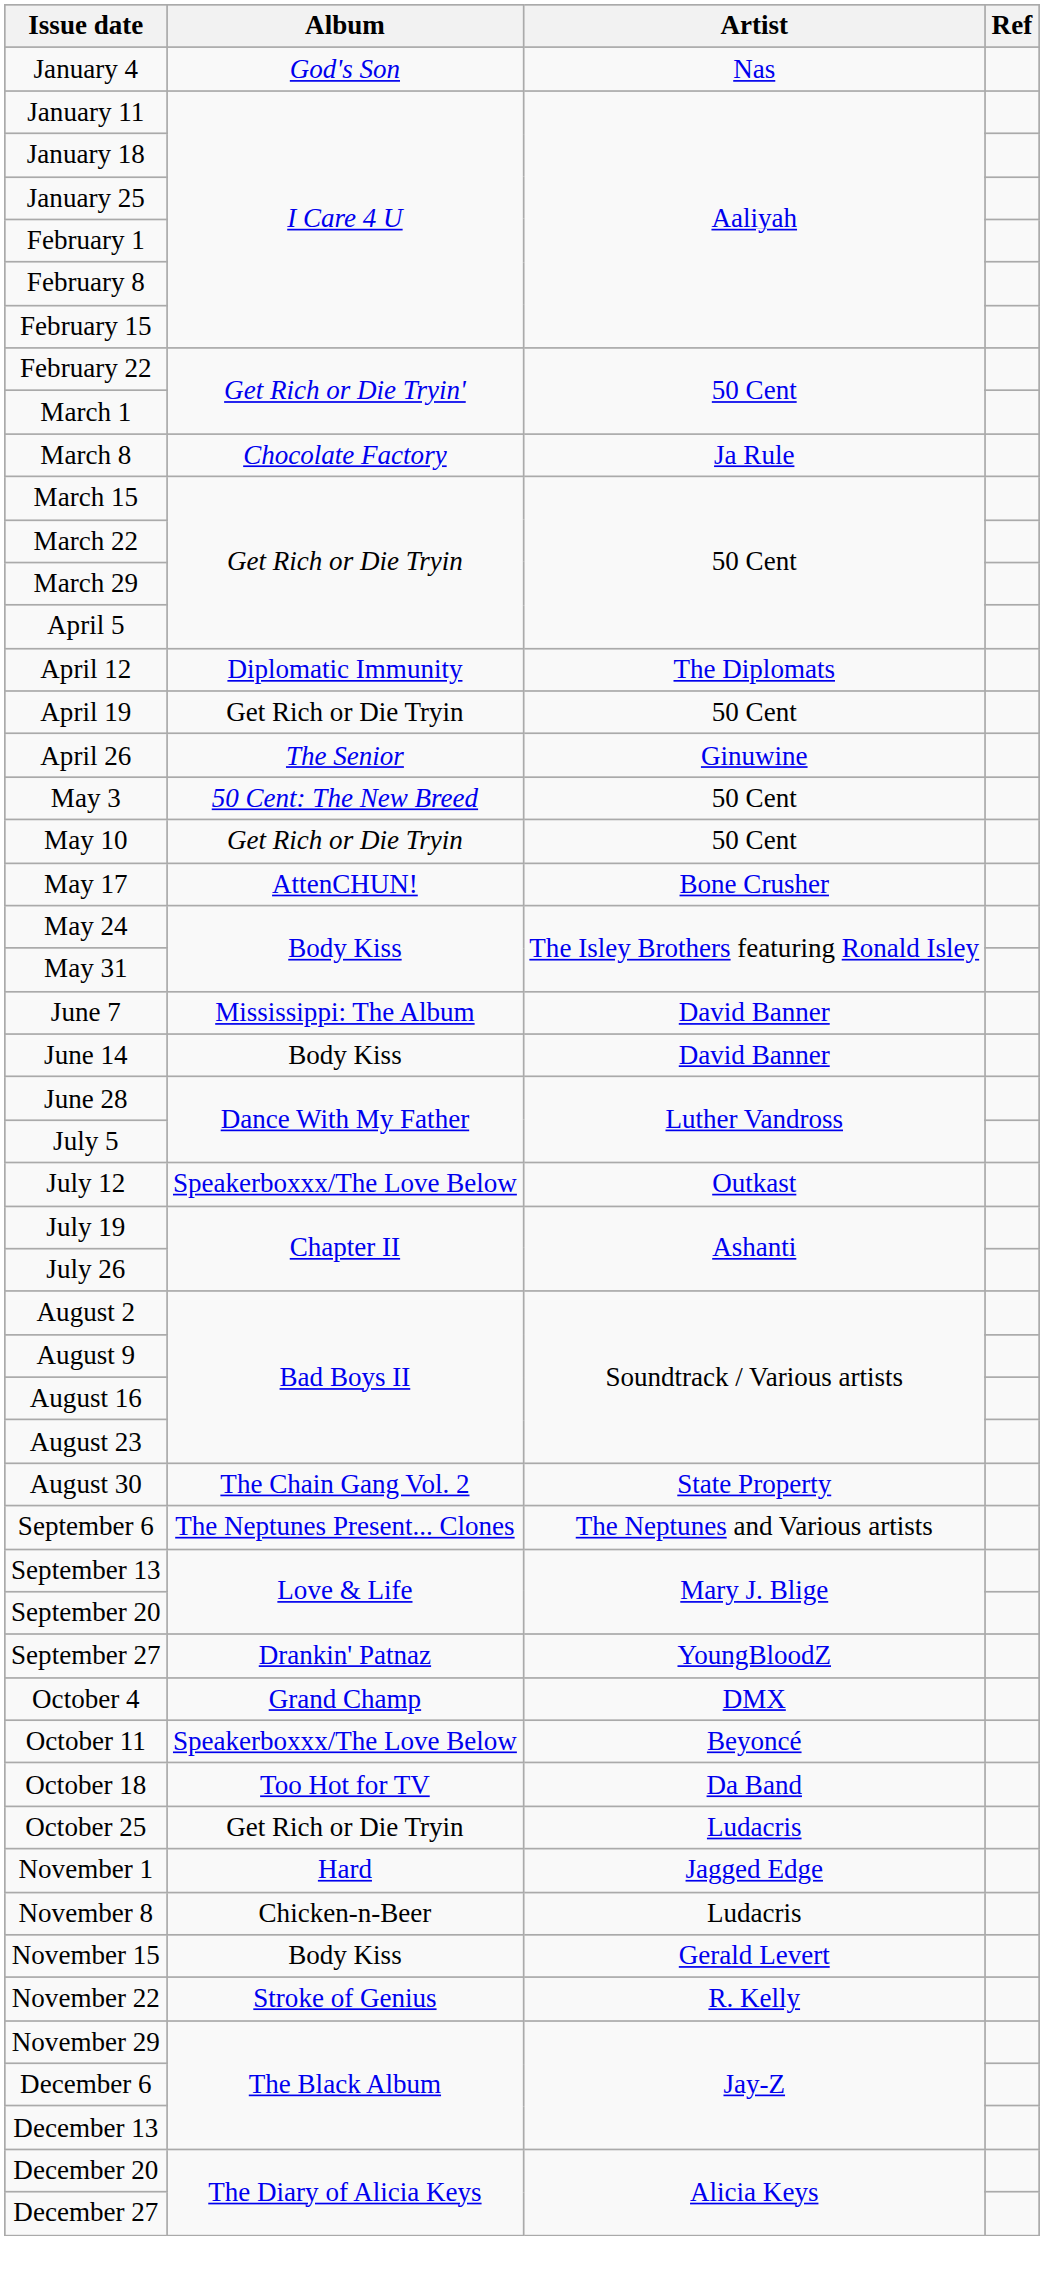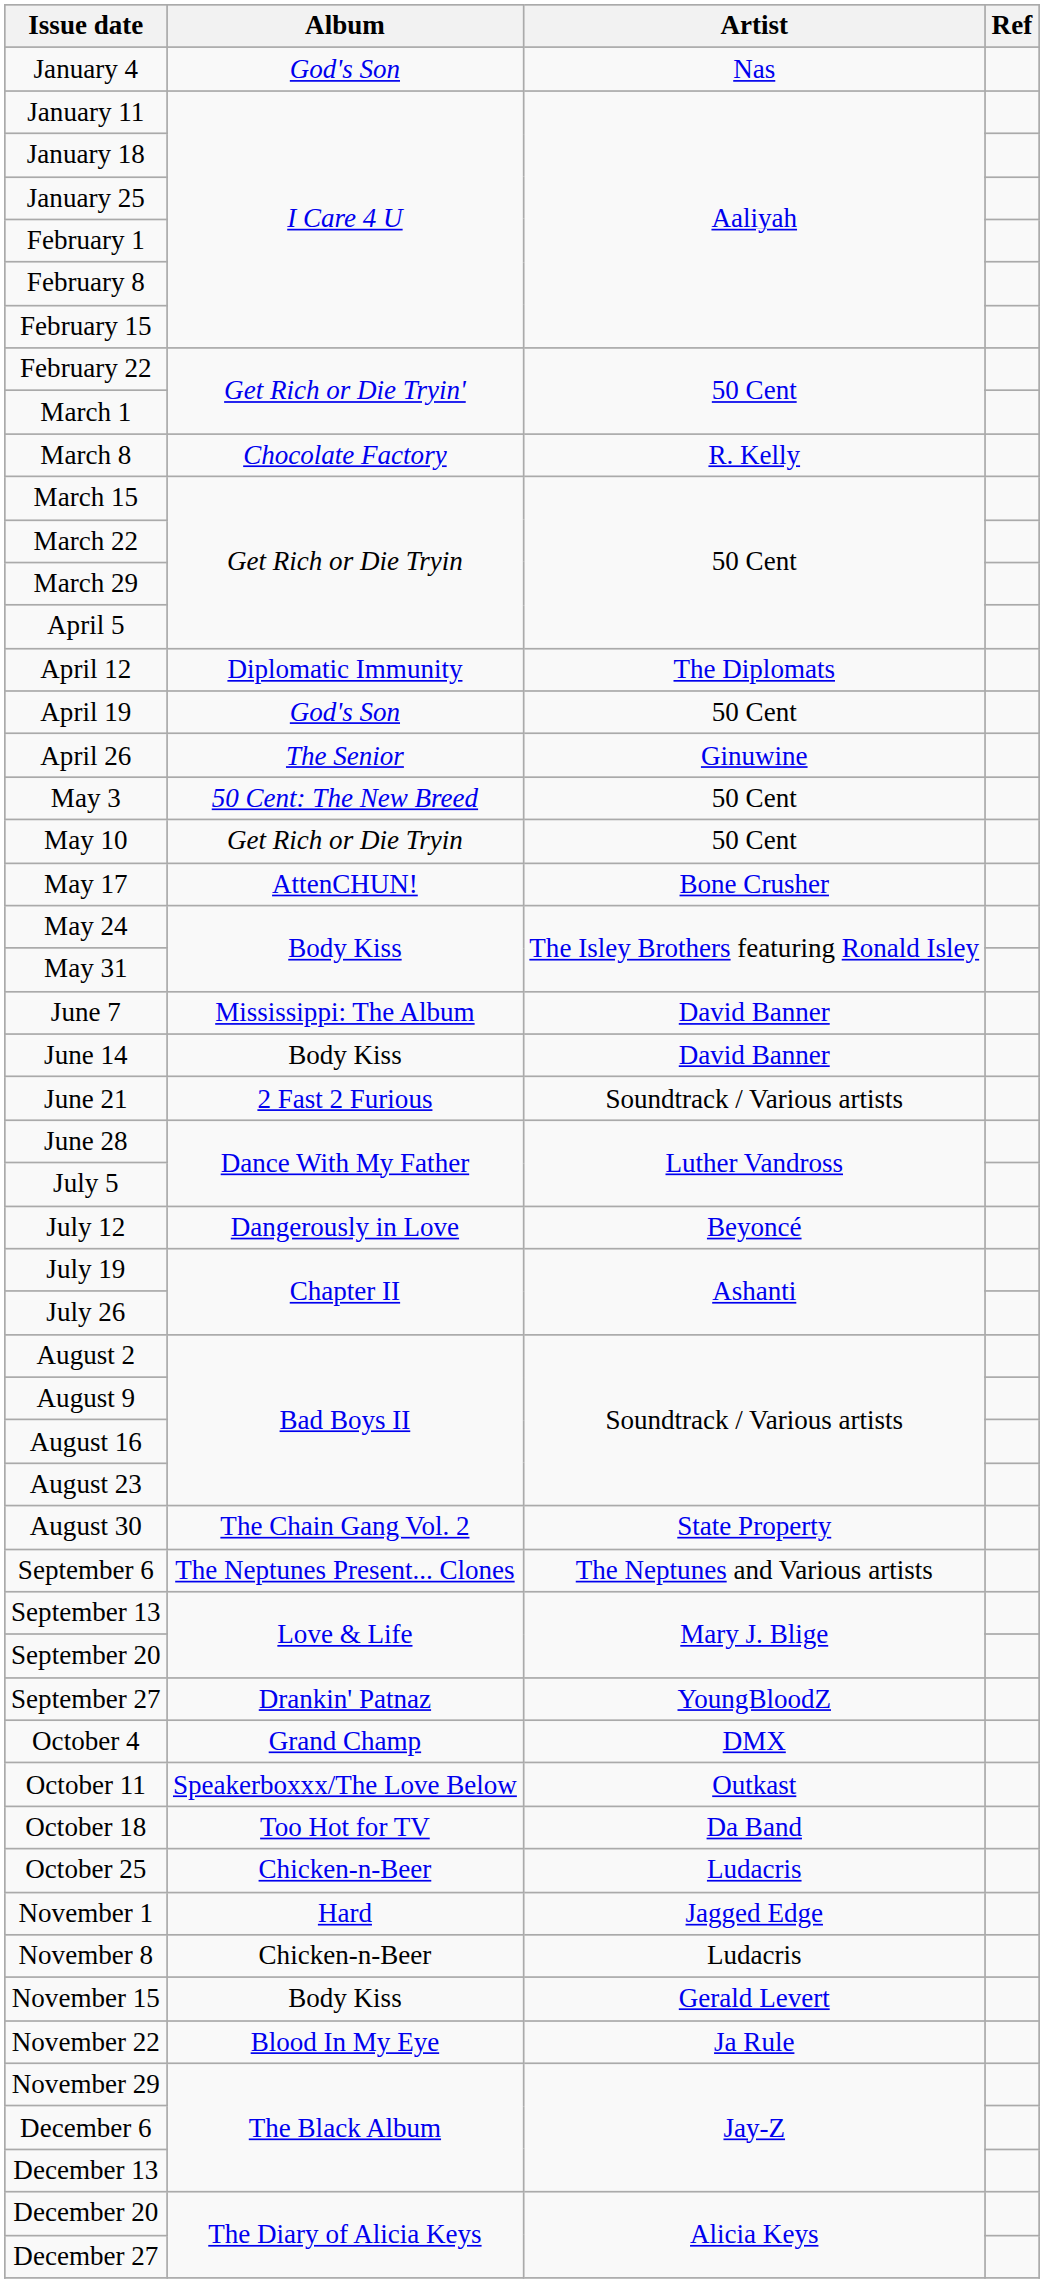(754, 454) Ja Rule -> (754, 454) R. Kelly
(345, 712) Get Rich or Die Tryin -> (345, 712) God's Son
+ row: (86, 1098)
(345, 1183) Speakerboxxx/The Love Below -> (345, 1226) Dangerously in Love
(754, 1183) Outkast -> (754, 1226) Beyoncé
(754, 1741) Beyoncé -> (754, 1784) Outkast
(345, 1827) Get Rich or Die Tryin -> (345, 1869) Chicken-n-Beer
(345, 1998) Stroke of Genius -> (345, 2041) Blood In My Eye
(754, 1998) R. Kelly -> (754, 2041) Ja Rule
